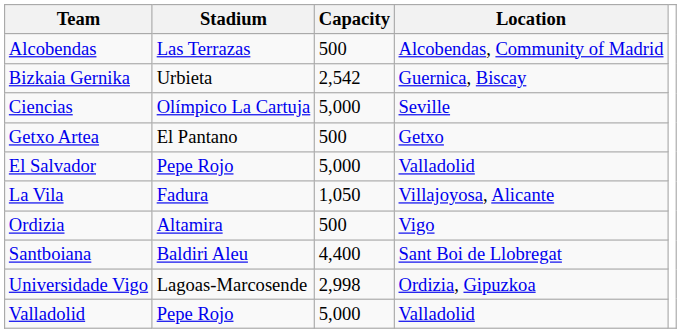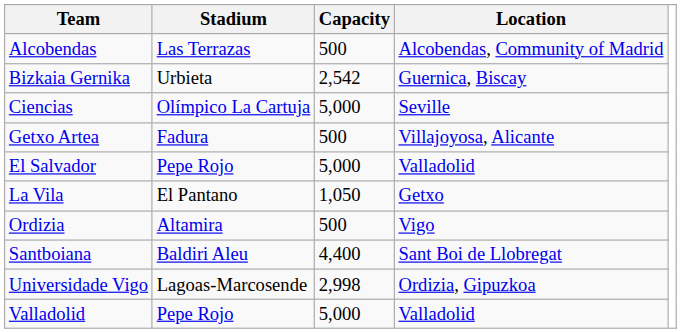(197, 136) El Pantano -> (182, 136) Fadura
(421, 136) Getxo -> (476, 136) Villajoyosa, Alicante
(182, 195) Fadura -> (197, 195) El Pantano
(476, 195) Villajoyosa, Alicante -> (421, 195) Getxo
